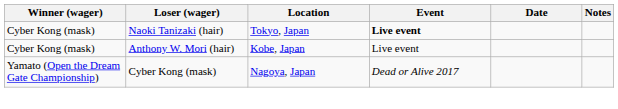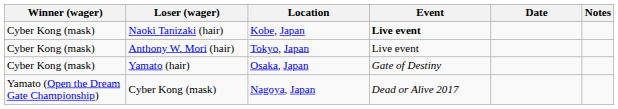(280, 30) Tokyo, Japan -> (278, 30) Kobe, Japan
(278, 48) Kobe, Japan -> (280, 48) Tokyo, Japan
+ row: (159, 65)
